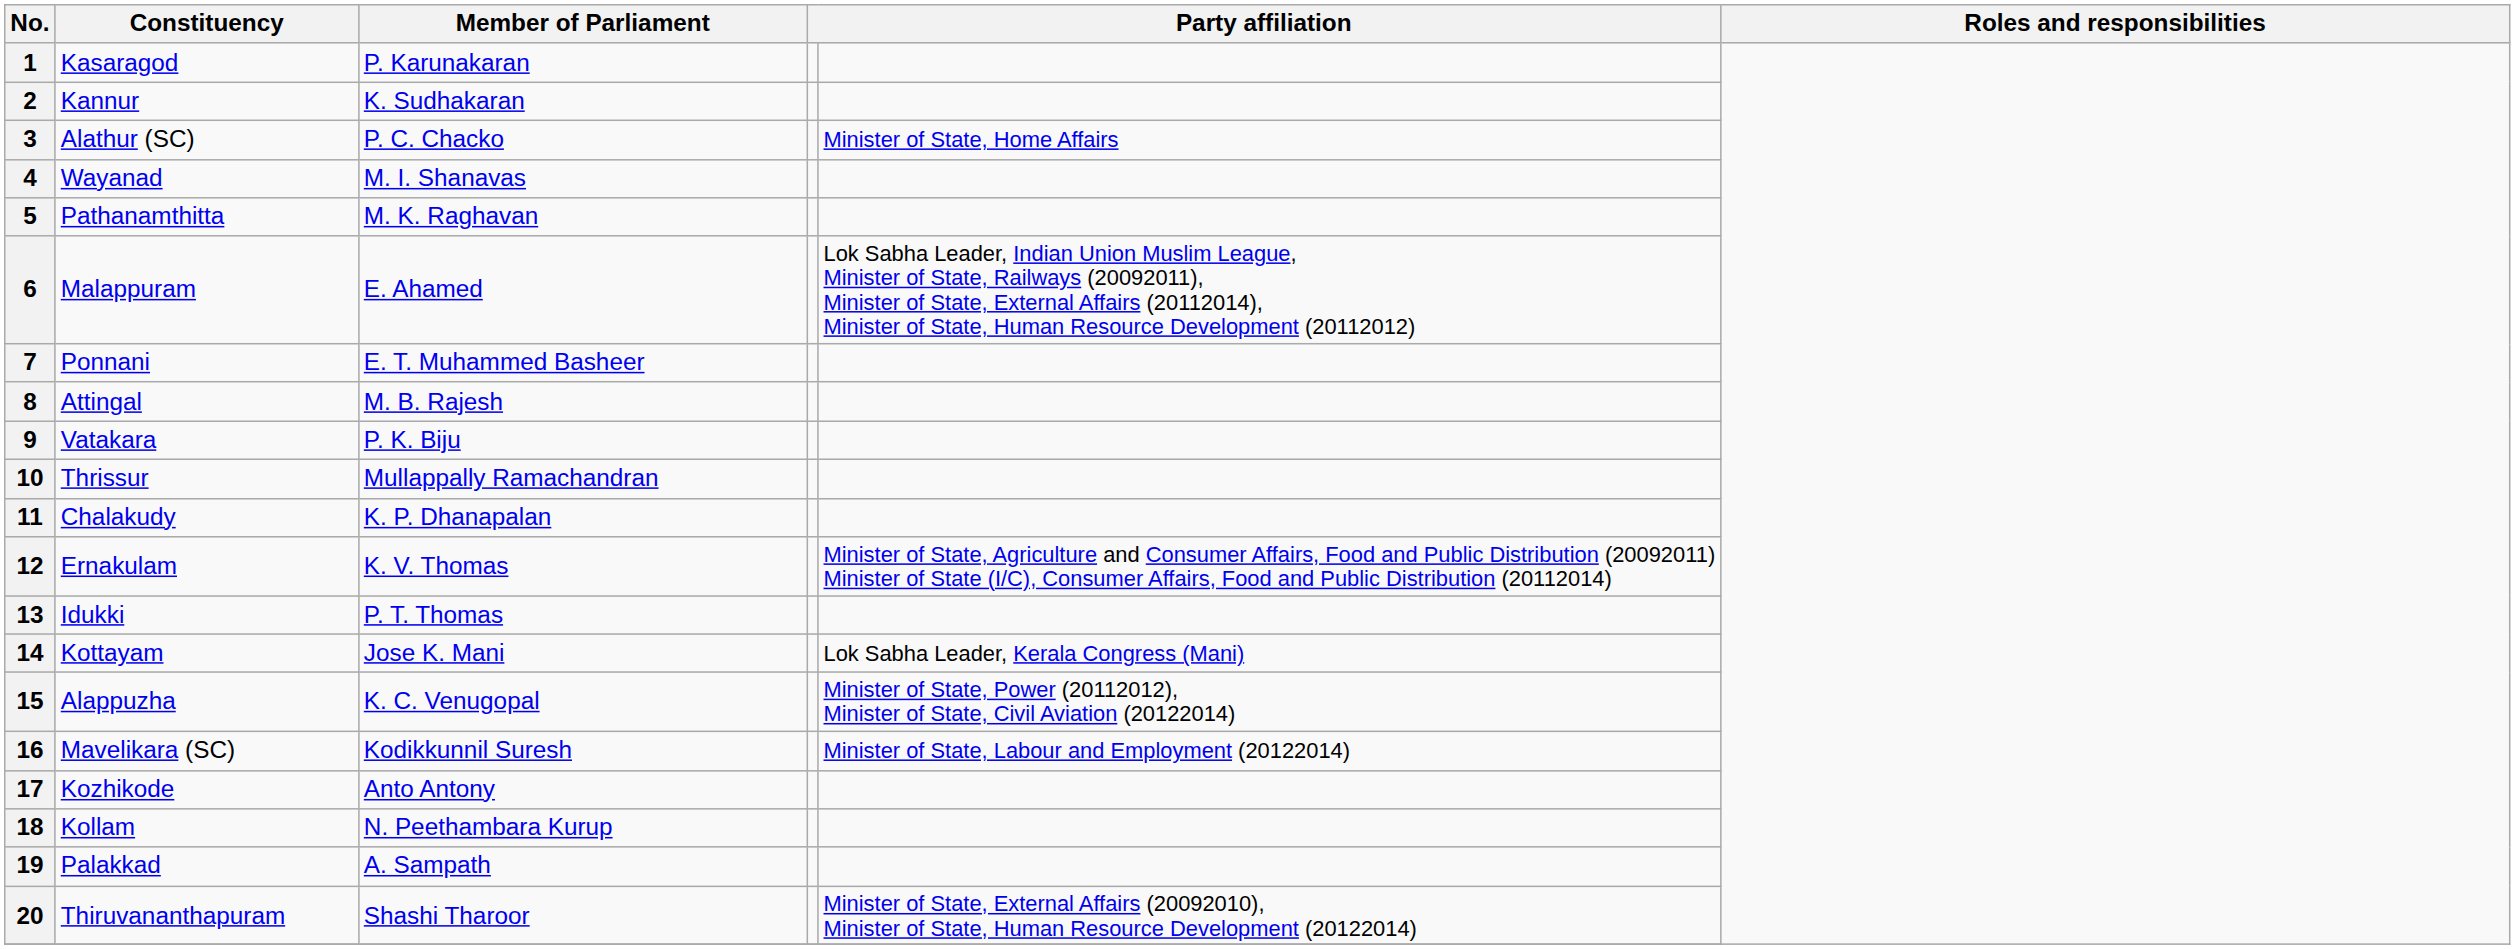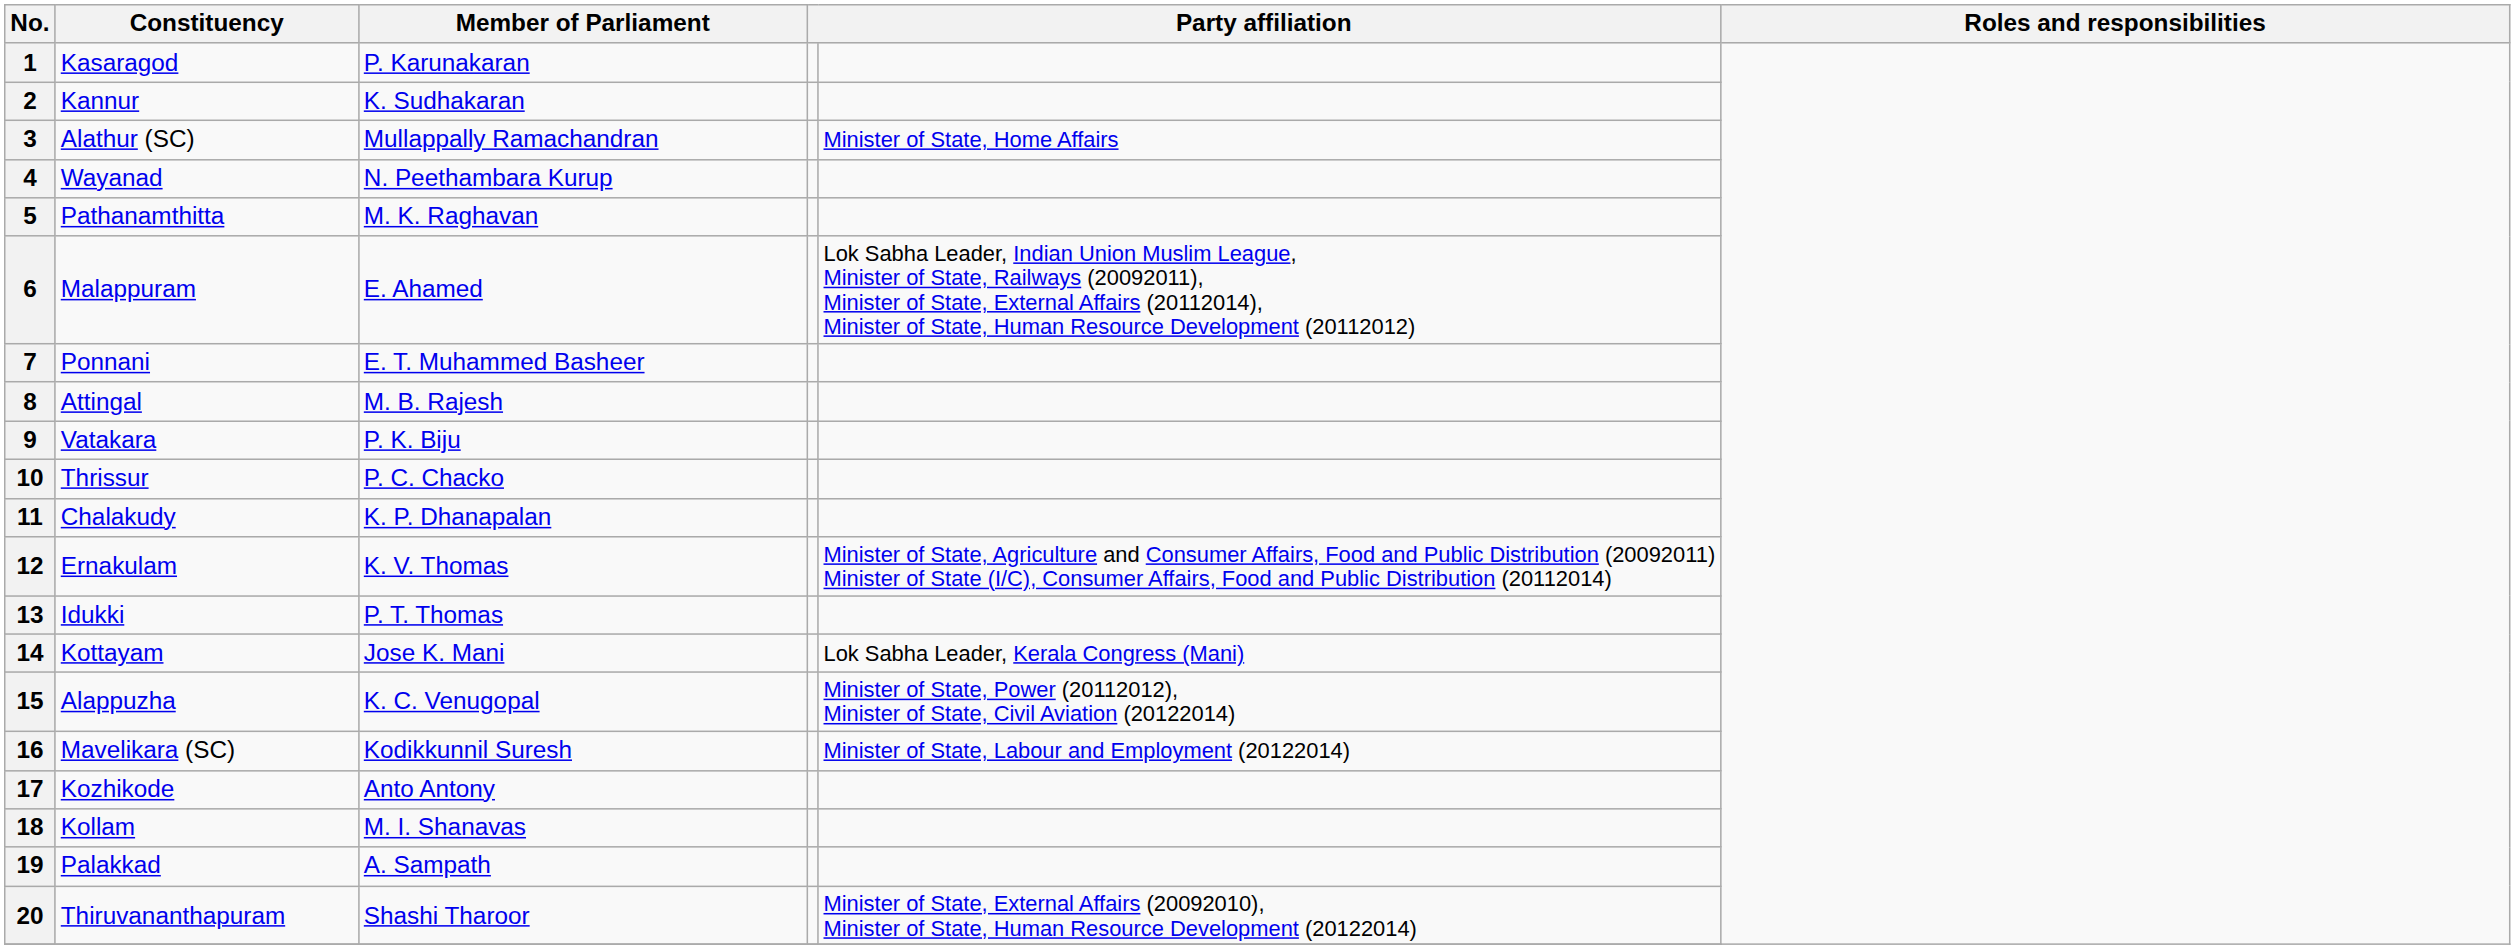(434, 139) P. C. Chacko -> (511, 139) Mullappally Ramachandran
(445, 178) M. I. Shanavas -> (488, 178) N. Peethambara Kurup
(511, 478) Mullappally Ramachandran -> (434, 478) P. C. Chacko
(488, 827) N. Peethambara Kurup -> (445, 827) M. I. Shanavas
